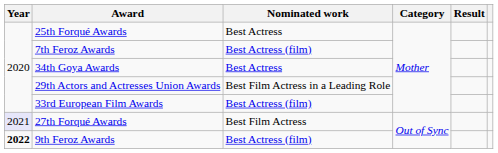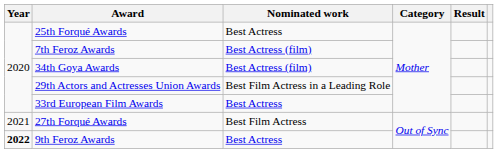(254, 67) Best Actress -> (269, 67) Best Actress (film)
(269, 103) Best Actress (film) -> (254, 103) Best Actress
(18, 121) lavender background -> (18, 121) no background
(269, 139) Best Actress (film) -> (254, 139) Best Actress
